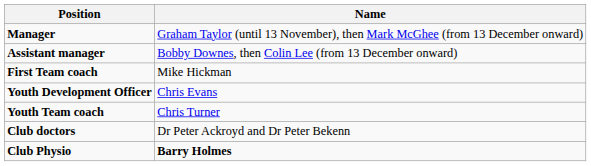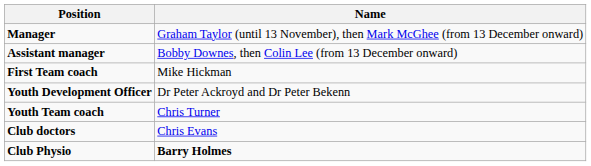(187, 92) Chris Evans -> (254, 92) Dr Peter Ackroyd and Dr Peter Bekenn
(254, 131) Dr Peter Ackroyd and Dr Peter Bekenn -> (187, 131) Chris Evans
